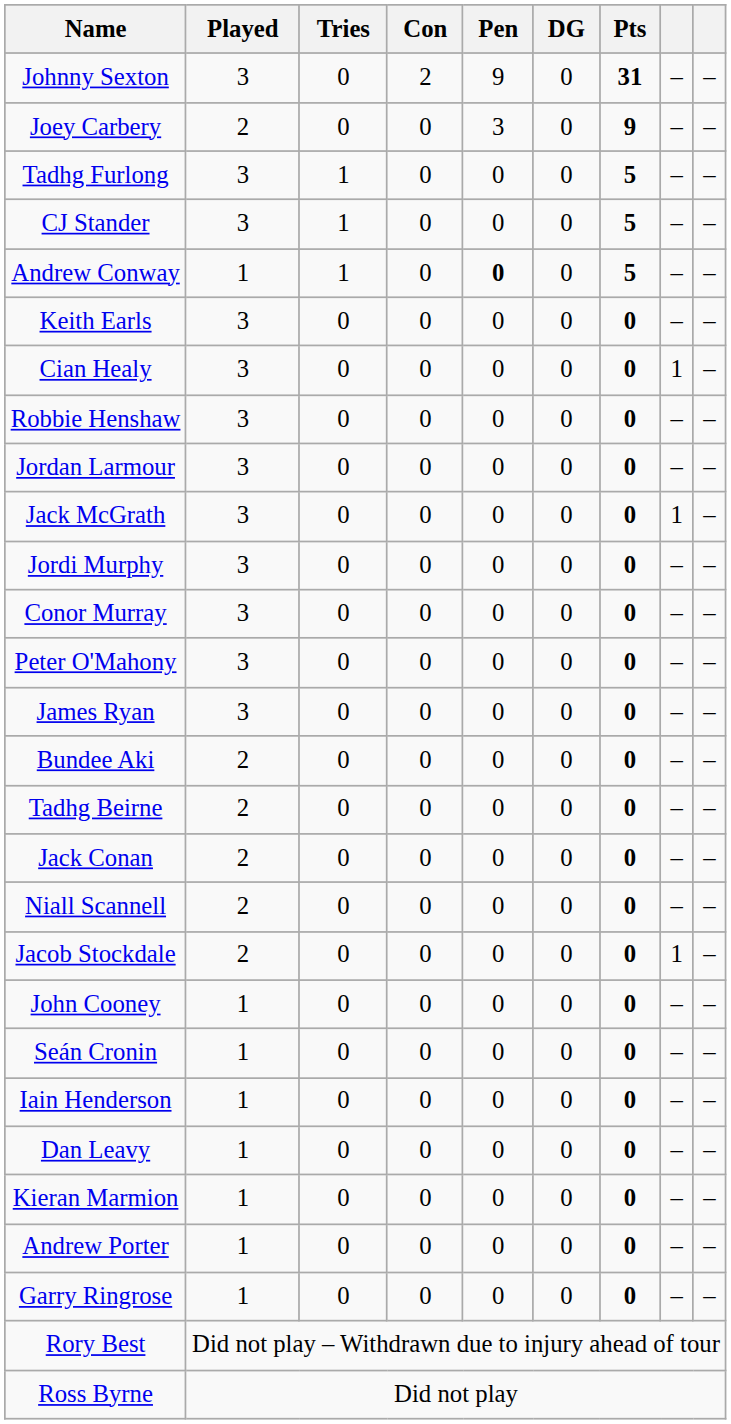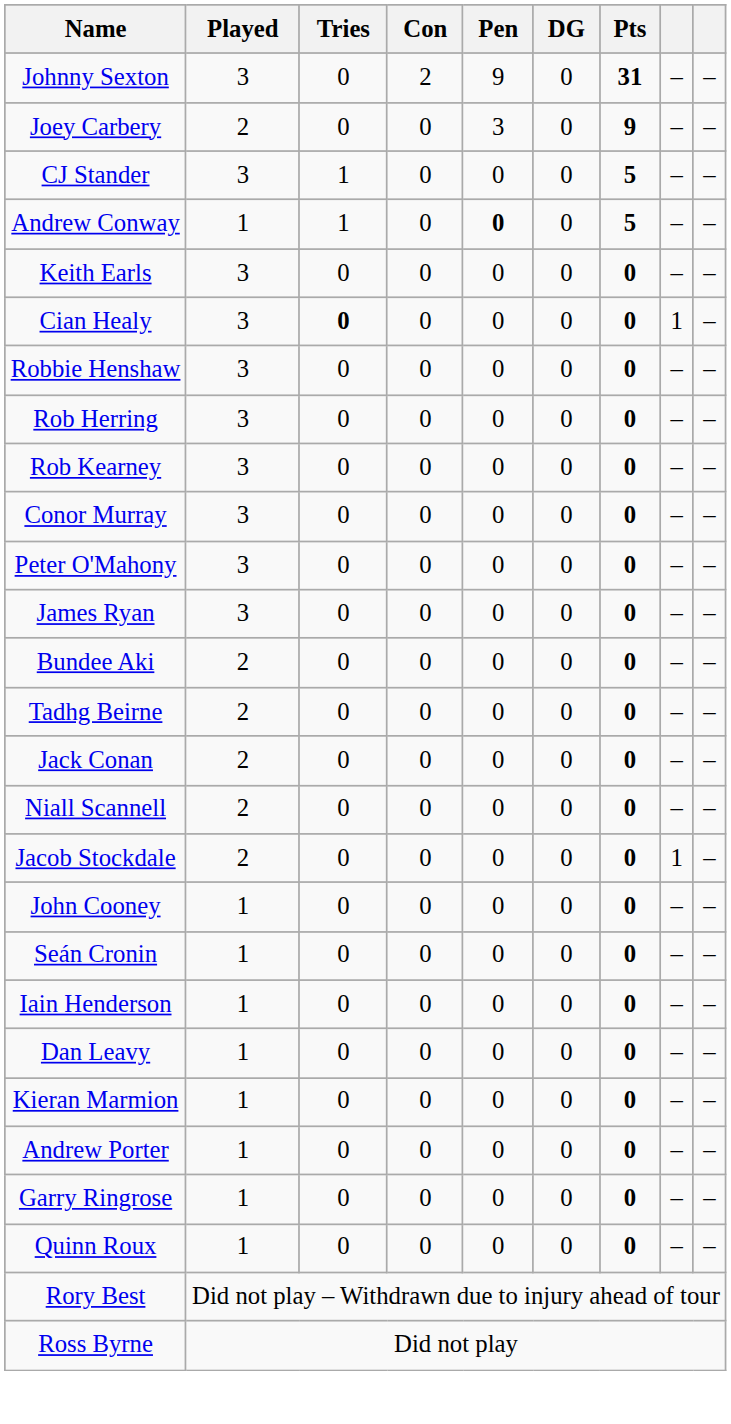- row: (96, 175)
(343, 370) normal -> (343, 321) bold
+ row: (96, 418)
+ row: (96, 467)
- row: (96, 467)
- row: (96, 516)
- row: (96, 565)
+ row: (96, 1247)
